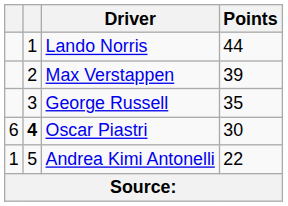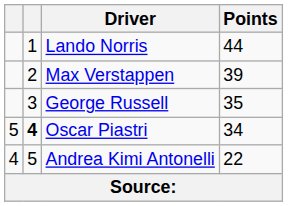(14, 131) 6 -> (14, 131) 5
(233, 131) 30 -> (233, 131) 34
(14, 159) 1 -> (14, 159) 4
